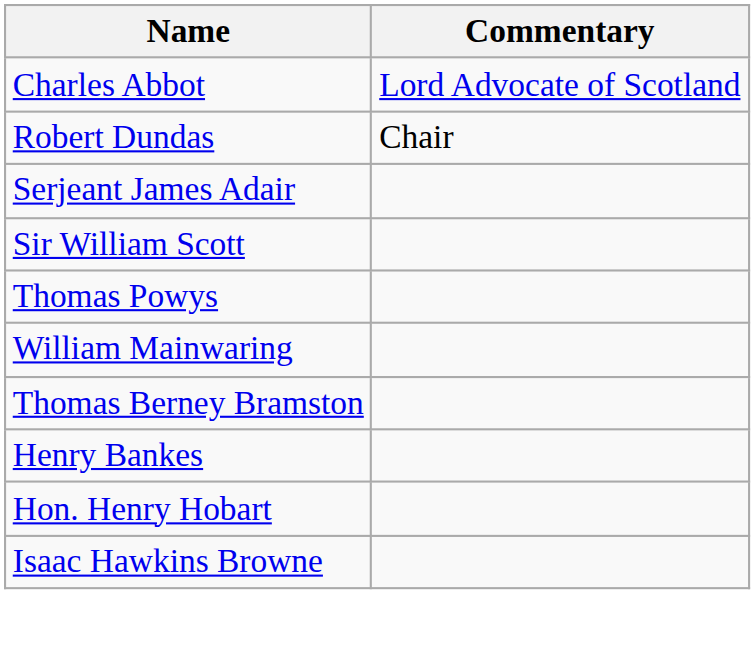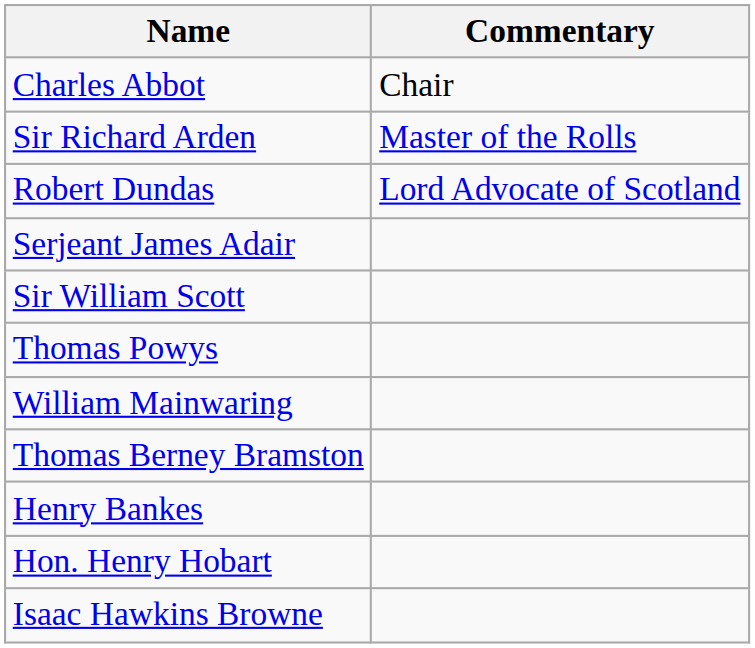(560, 84) Lord Advocate of Scotland -> (416, 84) Chair
+ row: (134, 137)
(416, 137) Chair -> (560, 190) Lord Advocate of Scotland
